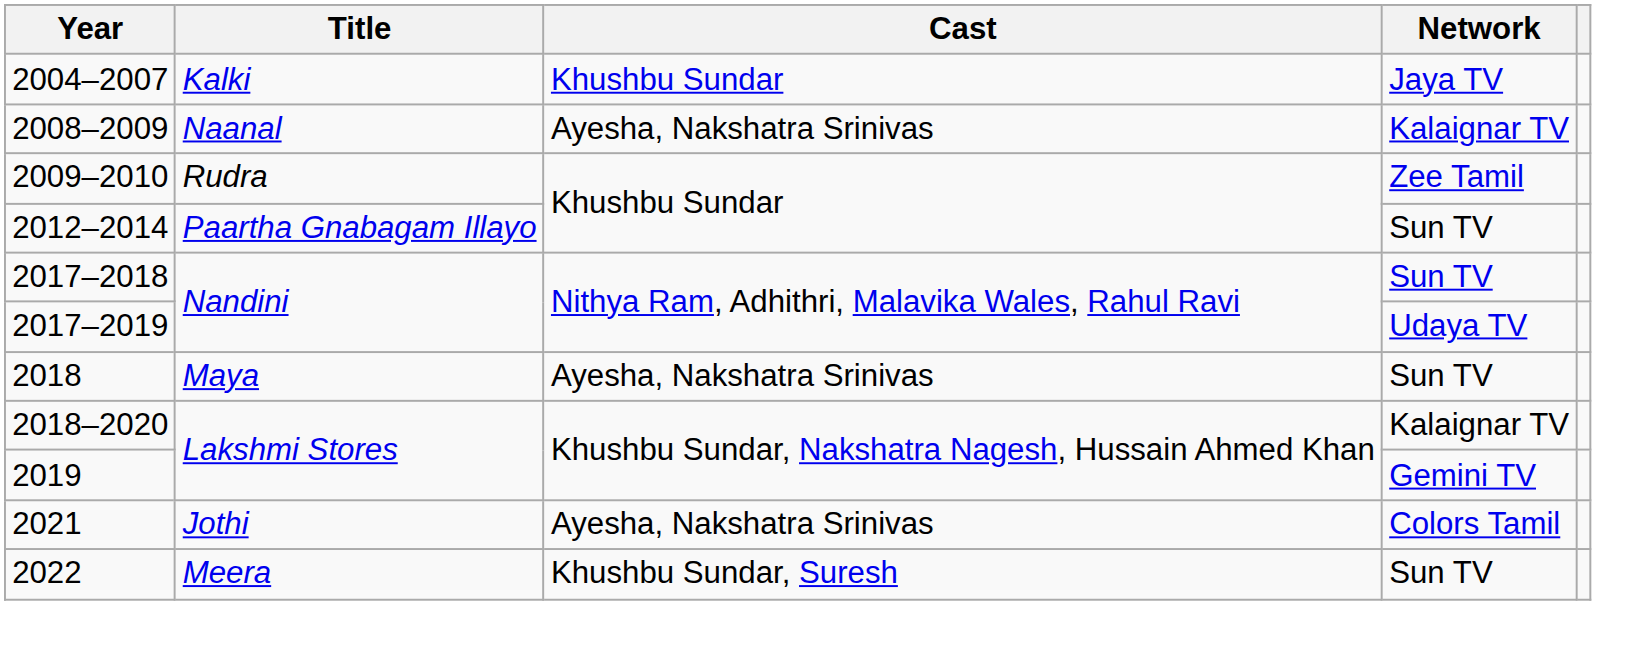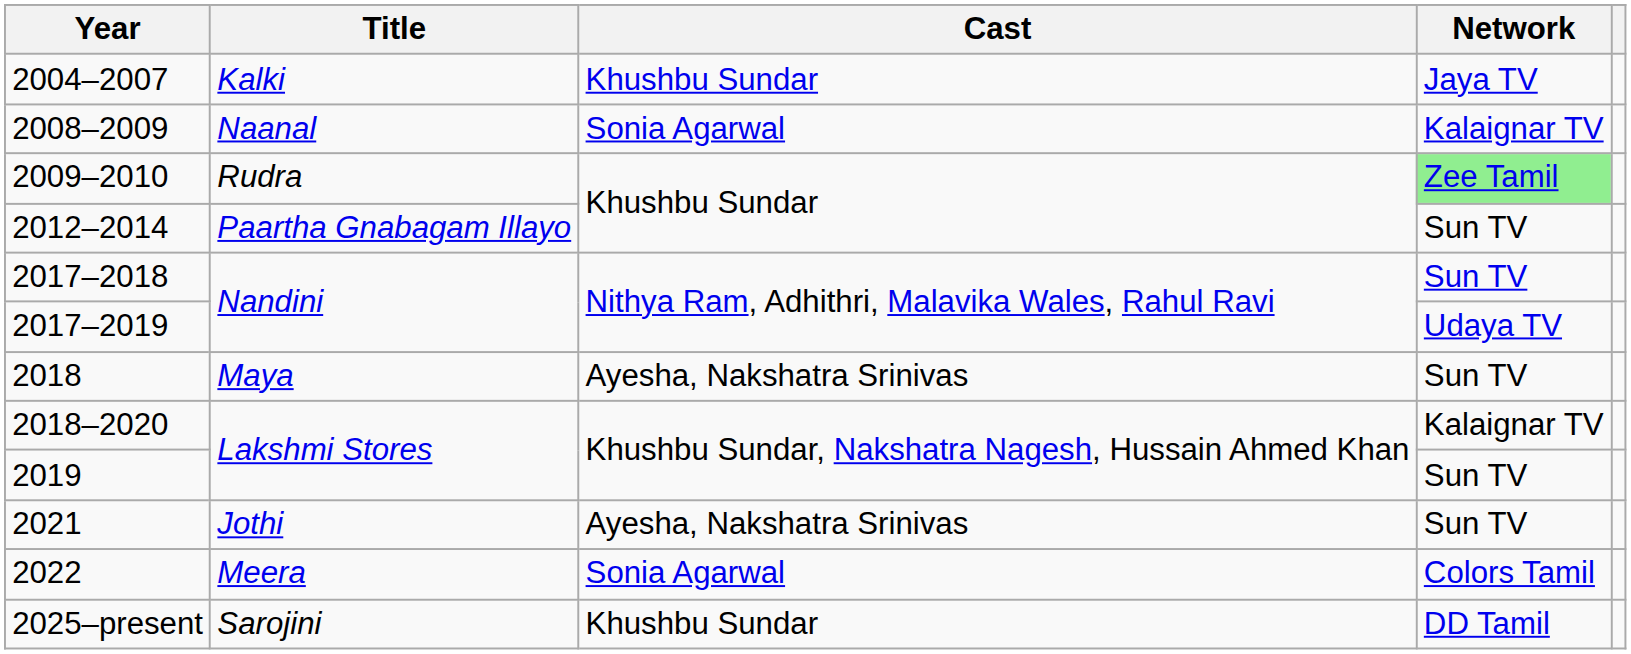(742, 128) Ayesha, Nakshatra Srinivas -> (685, 128) Sonia Agarwal
(1457, 177) no background -> (1491, 177) lightgreen background
(1463, 474) Gemini TV -> (1476, 474) Sun TV
(1475, 524) Colors Tamil -> (1476, 524) Sun TV
(724, 573) Khushbu Sundar, Suresh -> (685, 573) Sonia Agarwal
(1441, 573) Sun TV -> (1509, 573) Colors Tamil
+ row: (108, 623)
